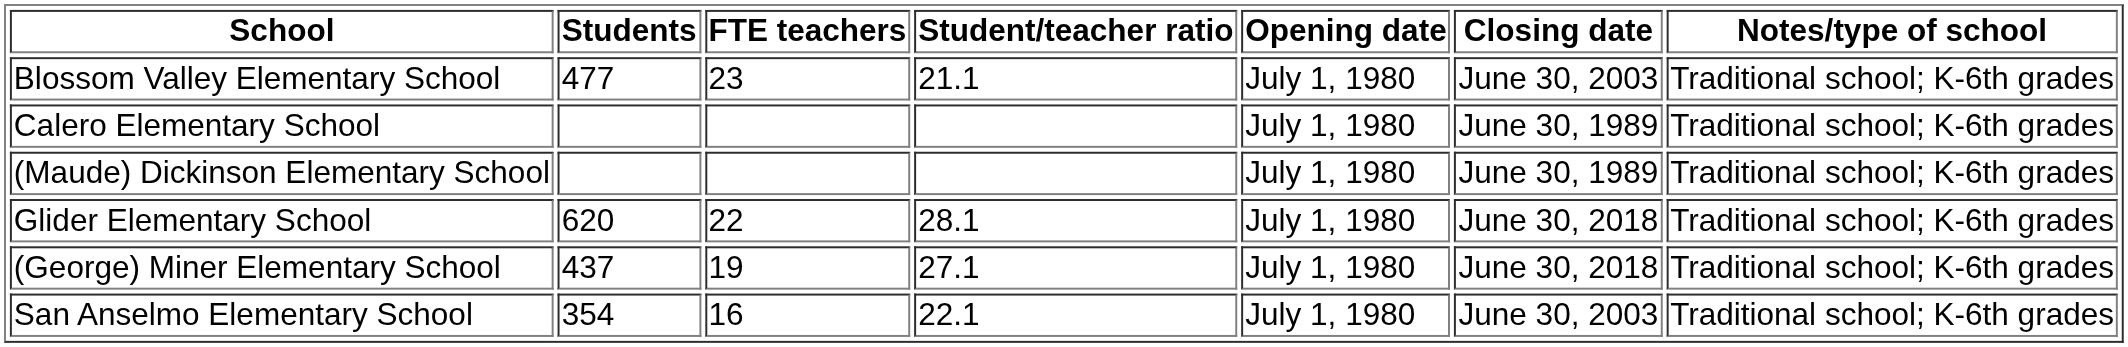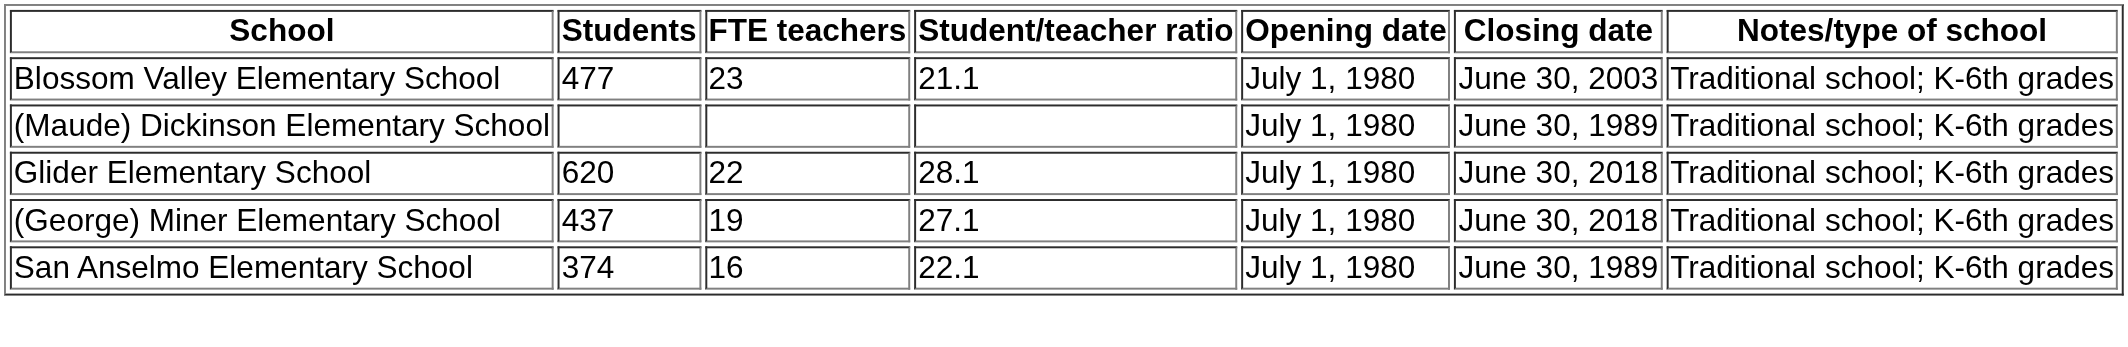- row: (197, 125)
(588, 314) 354 -> (588, 267) 374
(1558, 314) June 30, 2003 -> (1558, 267) June 30, 1989
